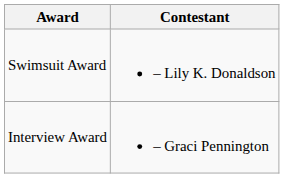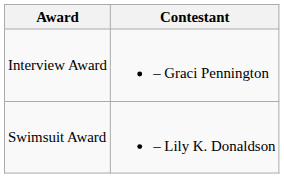rows swapped: (57, 137) <-> (57, 65)
